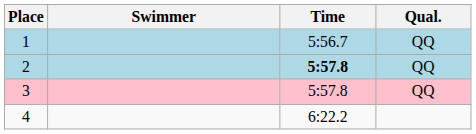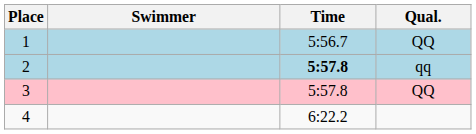(423, 66) QQ -> (423, 66) qq
